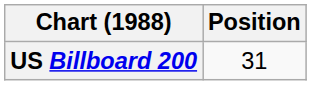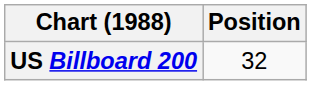(254, 60) 31 -> (254, 60) 32
